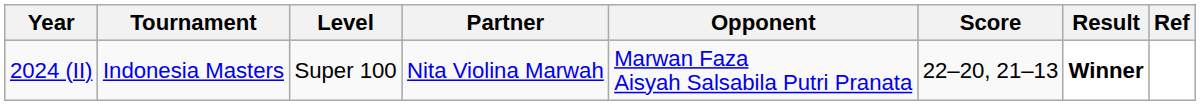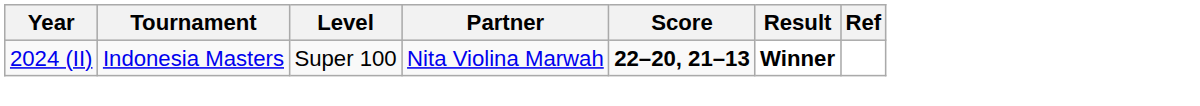- column: (763, 23)
(990, 70) normal -> (682, 58) bold
